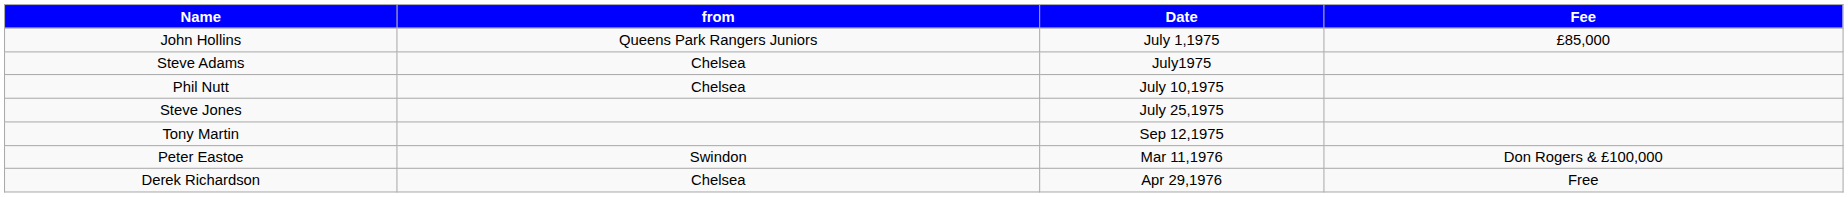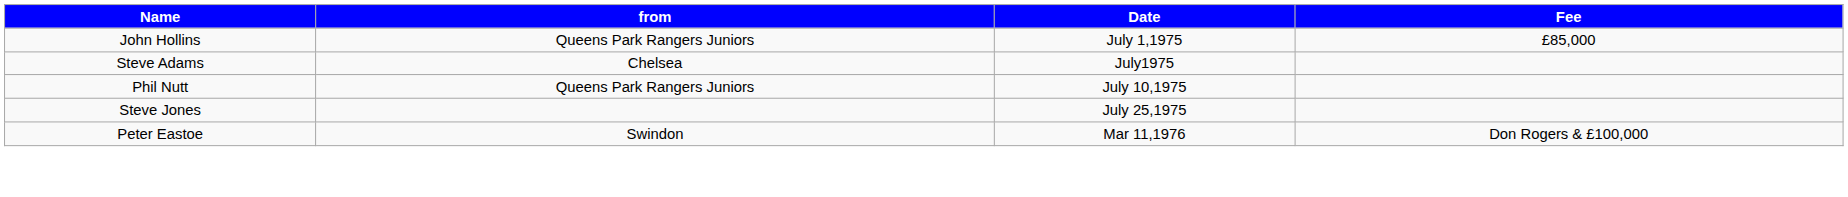(718, 87) Chelsea -> (655, 87) Queens Park Rangers Juniors
- row: (201, 134)
- row: (201, 181)
